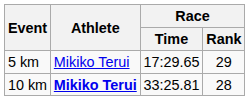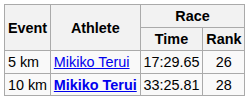(224, 62) 29 -> (224, 62) 26
